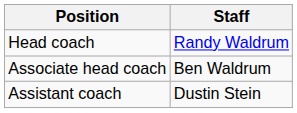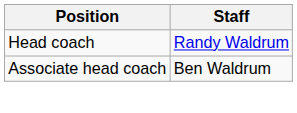- row: (65, 94)
